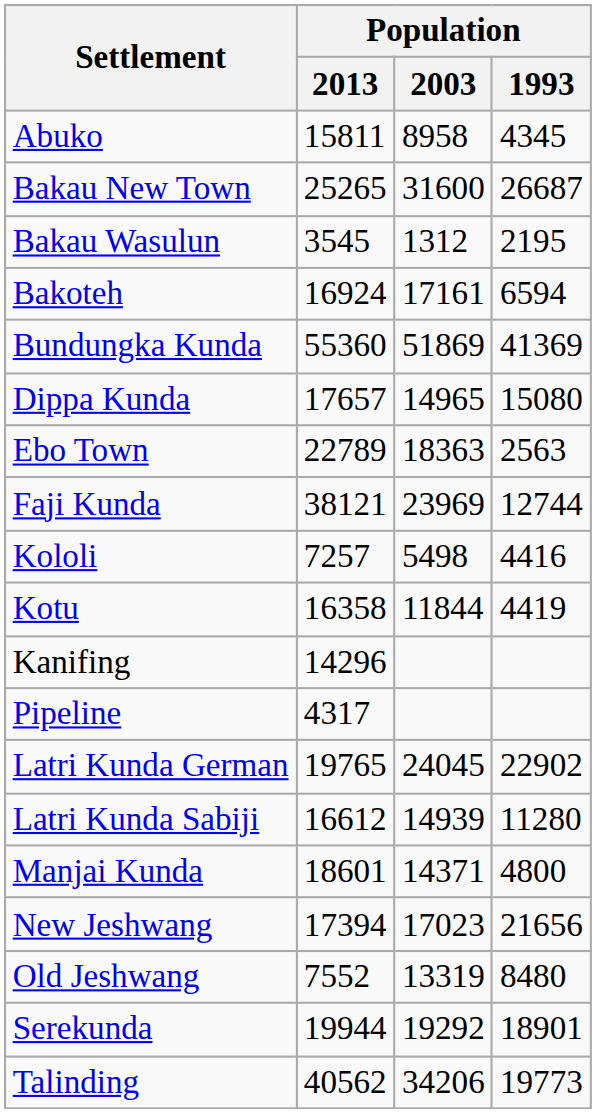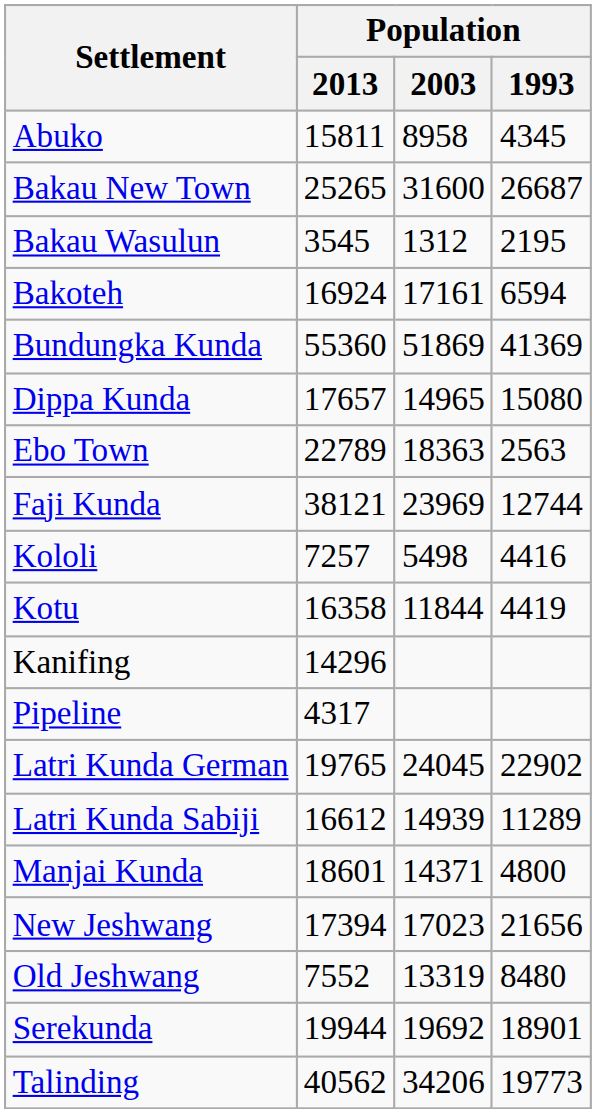(541, 818) 11280 -> (541, 818) 11289
(443, 1028) 19292 -> (443, 1028) 19692
